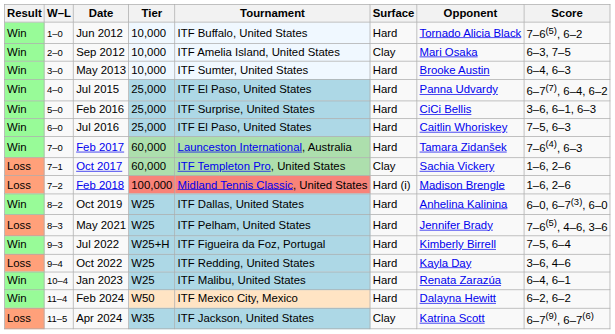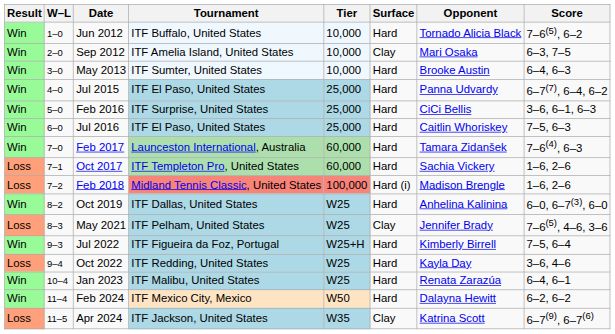columns swapped: (273, 13) <-> (152, 13)
(384, 166) Clay -> (385, 166) Hard
(385, 225) Hard -> (384, 225) Clay
